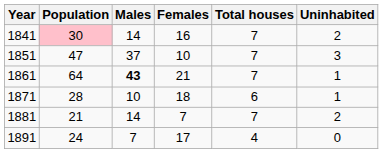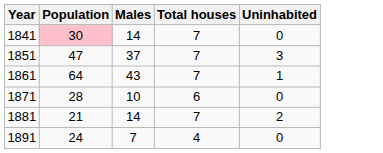- column: (183, 14)
(337, 35) 2 -> (280, 35) 0
(133, 76) bold -> (133, 76) normal
(337, 96) 1 -> (280, 96) 0
